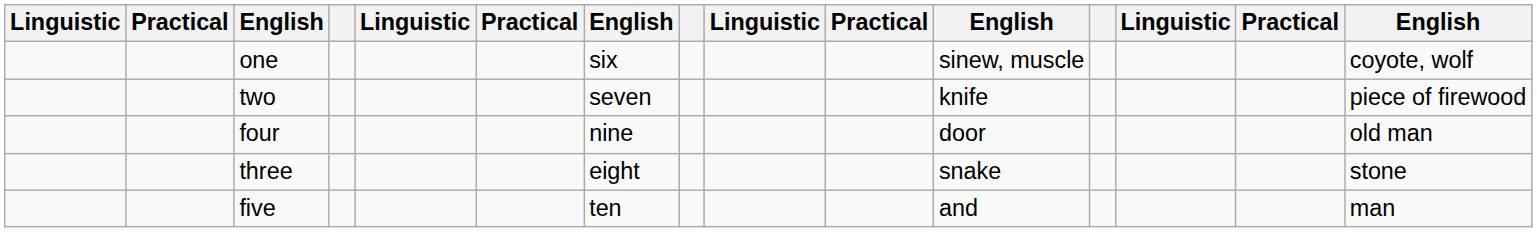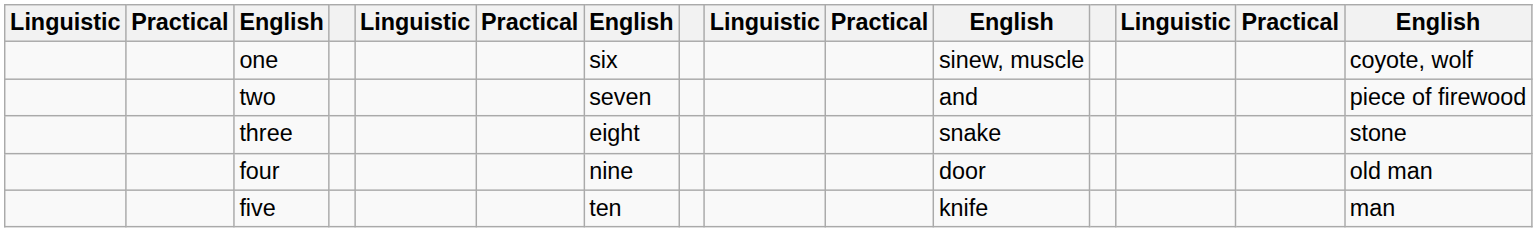(964, 97) knife -> (958, 97) and
rows swapped: (266, 171) <-> (260, 134)
(958, 208) and -> (964, 208) knife
